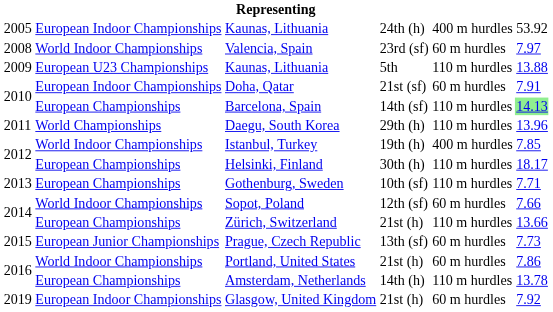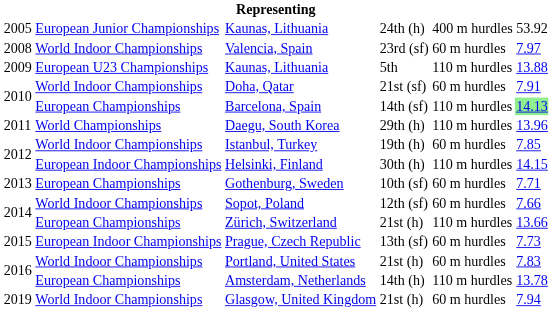(128, 28) European Indoor Championships -> (127, 28) European Junior Championships
(128, 87) European Indoor Championships -> (119, 87) World Indoor Championships
(472, 145) 400 m hurdles -> (469, 145) 60 m hurdles
(108, 164) European Championships -> (128, 164) European Indoor Championships
(532, 164) 18.17 -> (532, 164) 14.15
(472, 183) 110 m hurdles -> (469, 183) 60 m hurdles
(127, 241) European Junior Championships -> (128, 241) European Indoor Championships
(529, 261) 7.86 -> (529, 261) 7.83
(128, 300) European Indoor Championships -> (119, 300) World Indoor Championships
(529, 300) 7.92 -> (529, 300) 7.94
